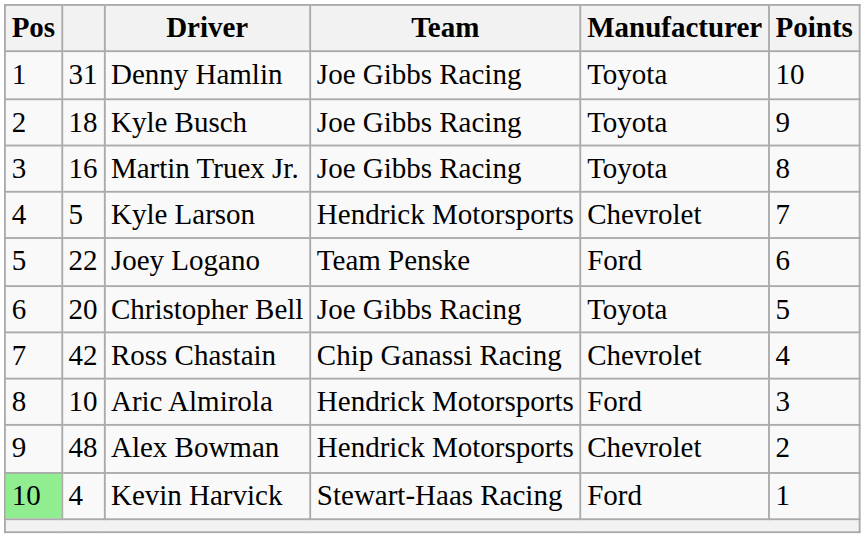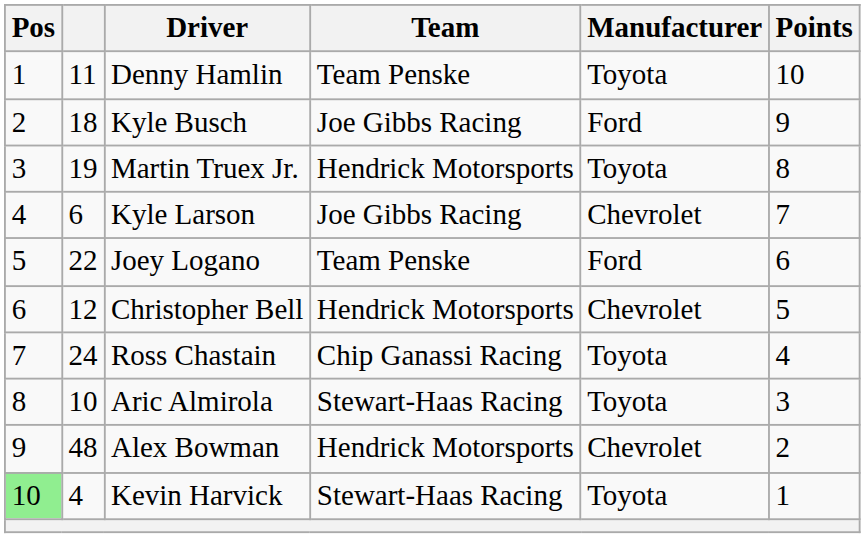(83, 74) 31 -> (83, 74) 11
(419, 74) Joe Gibbs Racing -> (394, 74) Team Penske
(627, 120) Toyota -> (615, 120) Ford
(83, 167) 16 -> (83, 167) 19
(419, 167) Joe Gibbs Racing -> (445, 167) Hendrick Motorsports
(76, 214) 5 -> (76, 214) 6
(445, 214) Hendrick Motorsports -> (419, 214) Joe Gibbs Racing
(83, 307) 20 -> (83, 307) 12
(419, 307) Joe Gibbs Racing -> (445, 307) Hendrick Motorsports
(627, 307) Toyota -> (644, 307) Chevrolet
(83, 354) 42 -> (83, 354) 24
(644, 354) Chevrolet -> (627, 354) Toyota
(445, 401) Hendrick Motorsports -> (440, 401) Stewart-Haas Racing
(615, 401) Ford -> (627, 401) Toyota
(615, 494) Ford -> (627, 494) Toyota
